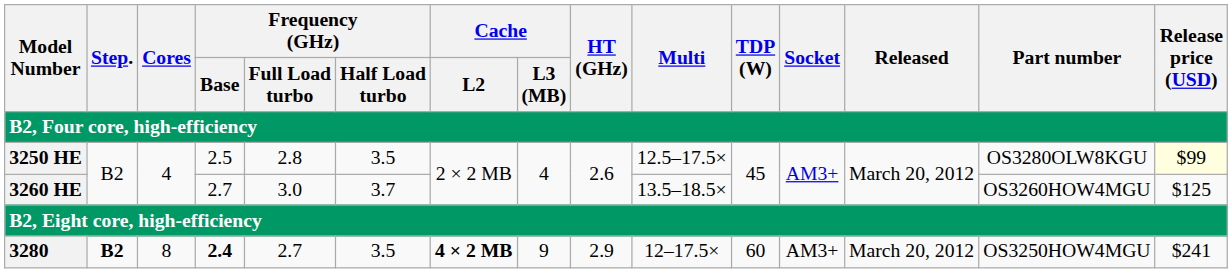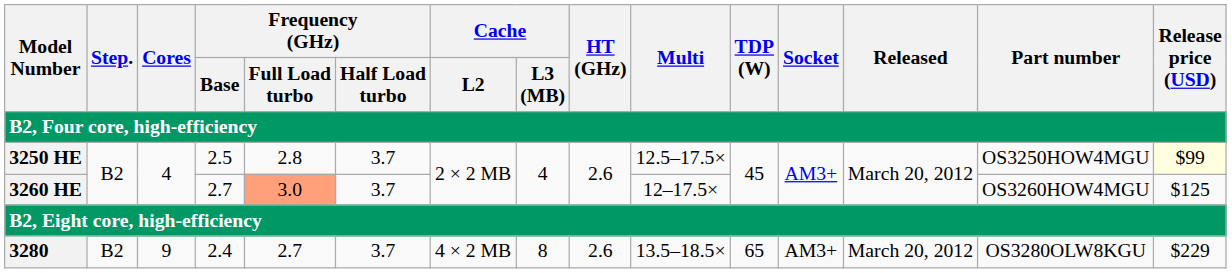(383, 158) 3.5 -> (383, 158) 3.7
(1067, 158) OS3280OLW8KGU -> (1066, 158) OS3250HOW4MGU
(290, 189) no background -> (290, 189) lightsalmon background
(682, 189) 13.5–18.5× -> (681, 189) 12–17.5×
(112, 251) bold -> (112, 251) normal
(167, 251) 8 -> (167, 251) 9
(220, 251) bold -> (220, 251) normal
(383, 251) 3.5 -> (383, 251) 3.7
(474, 251) bold -> (473, 251) normal
(544, 251) 9 -> (543, 251) 8
(602, 251) 2.9 -> (600, 251) 2.6
(682, 251) 12–17.5× -> (681, 251) 13.5–18.5×
(755, 251) 60 -> (754, 251) 65
(1067, 251) OS3250HOW4MGU -> (1066, 251) OS3280OLW8KGU
(1191, 251) $241 -> (1190, 251) $229
